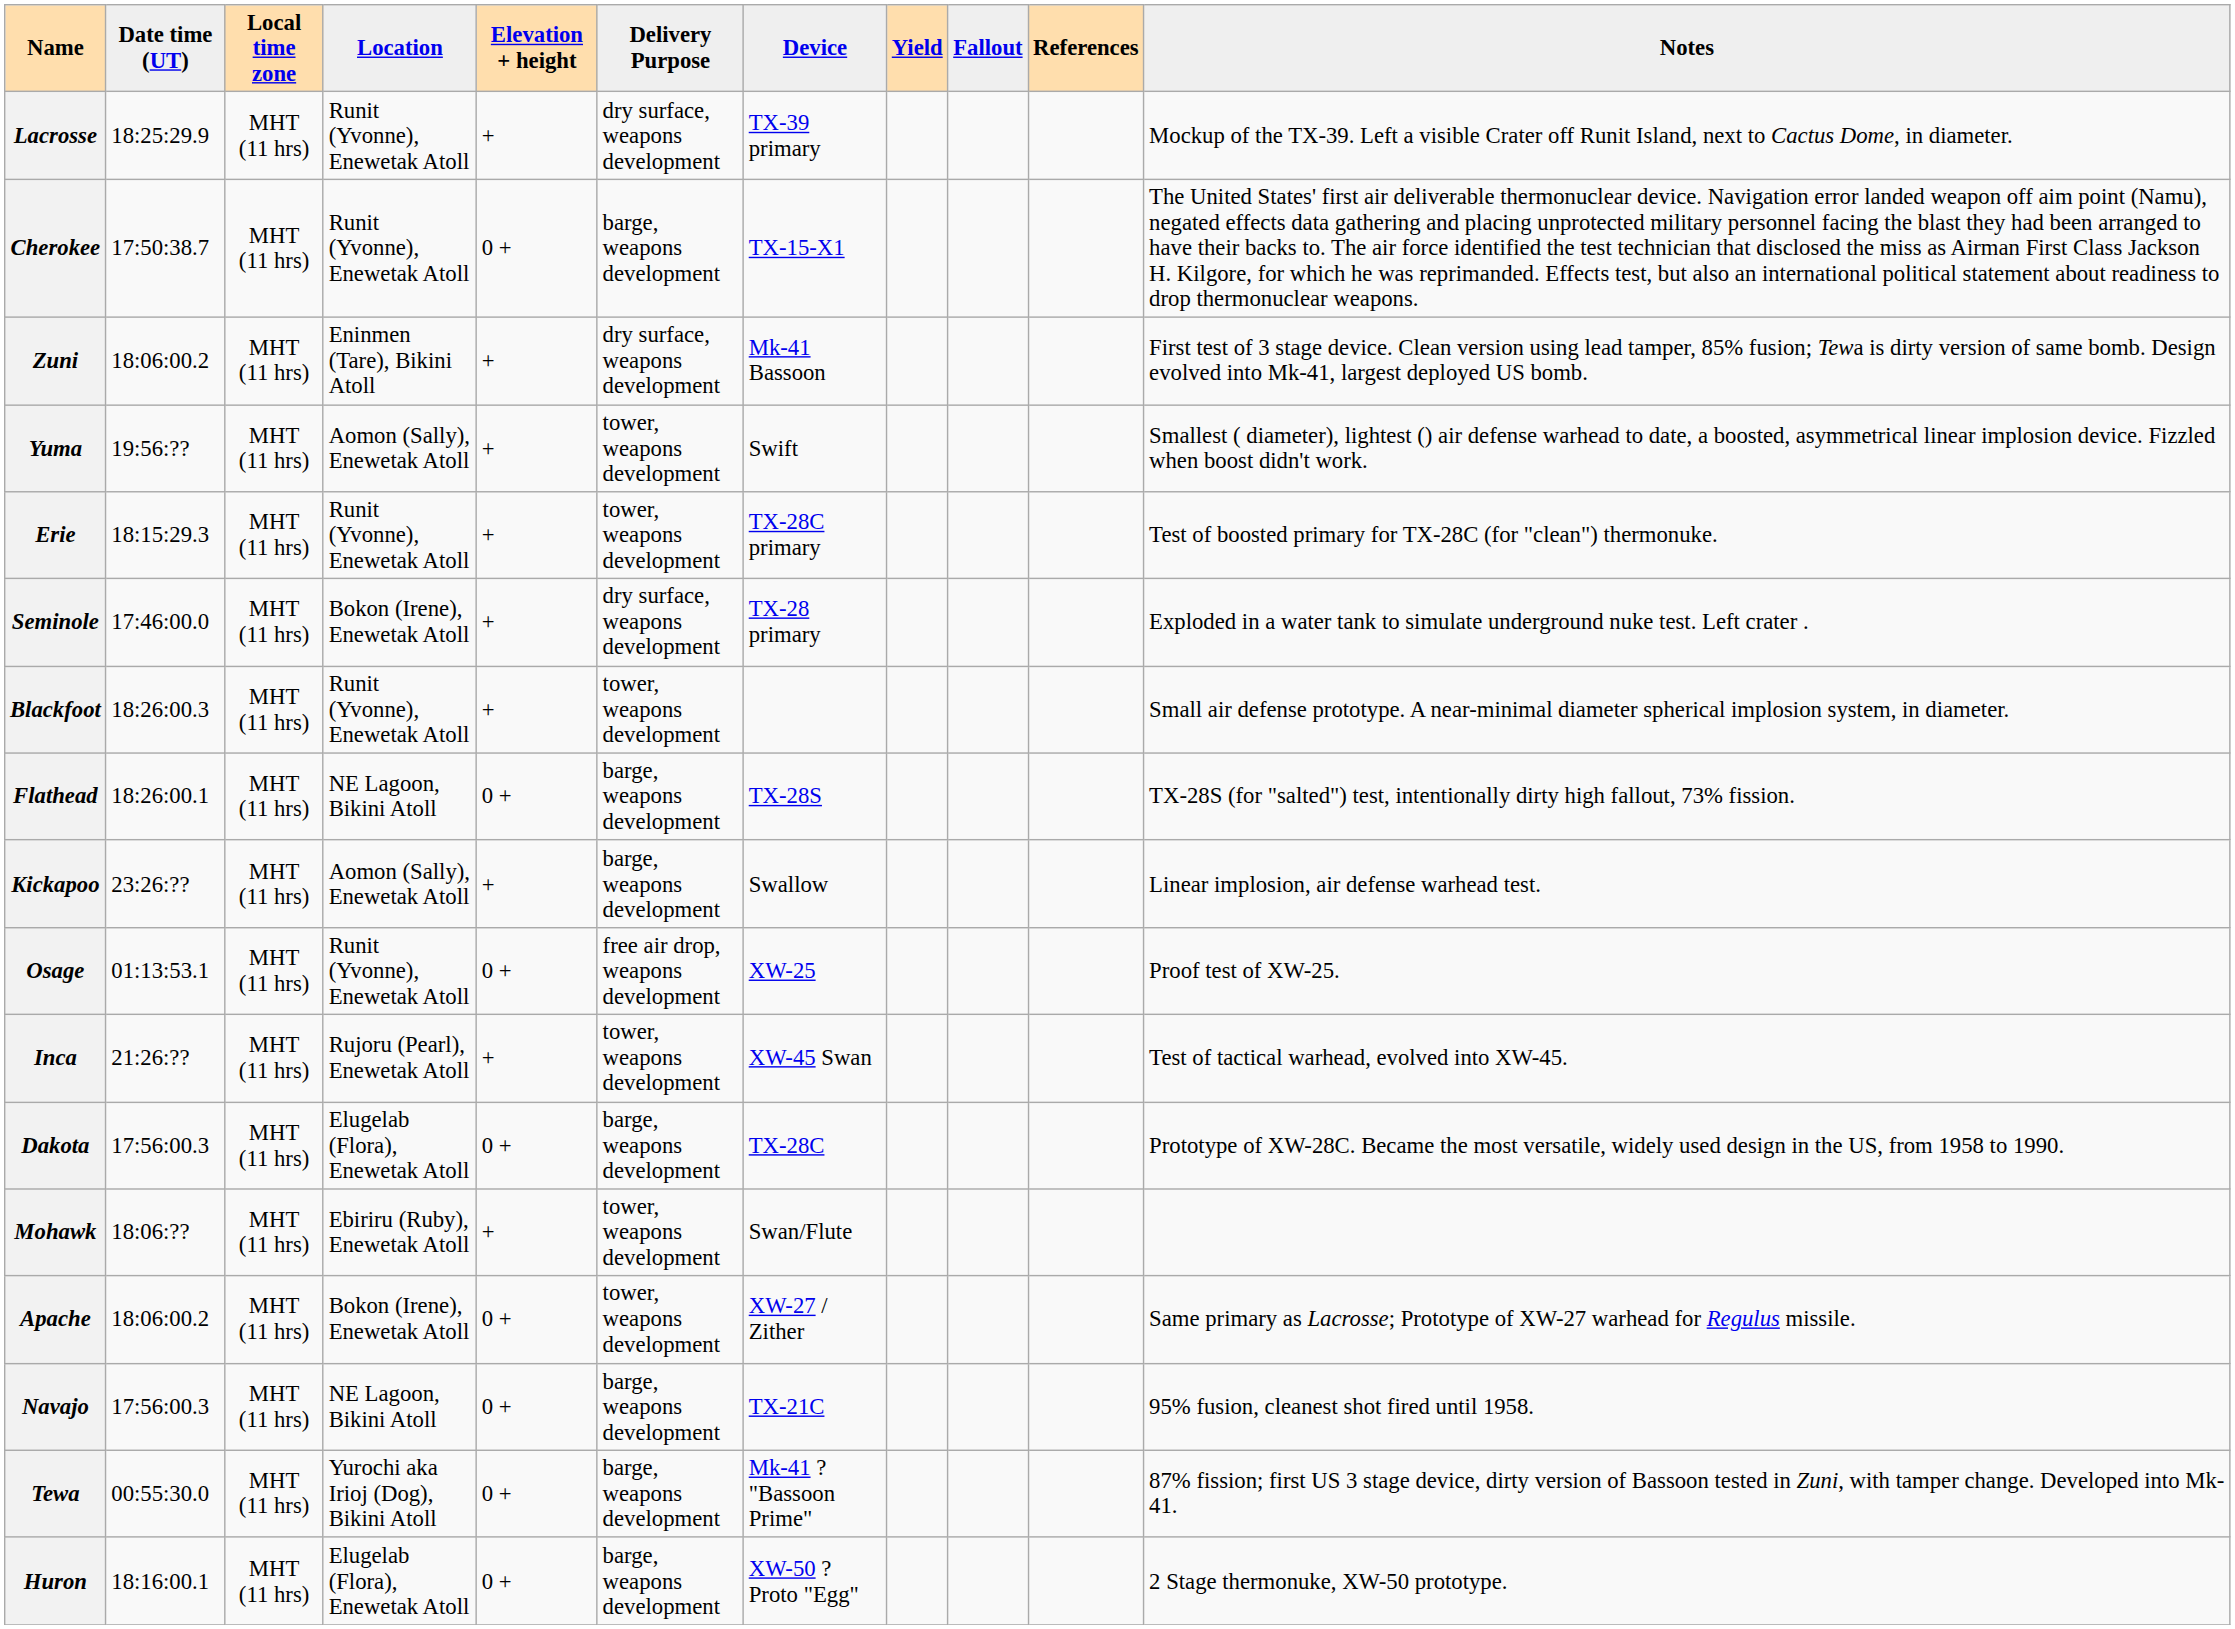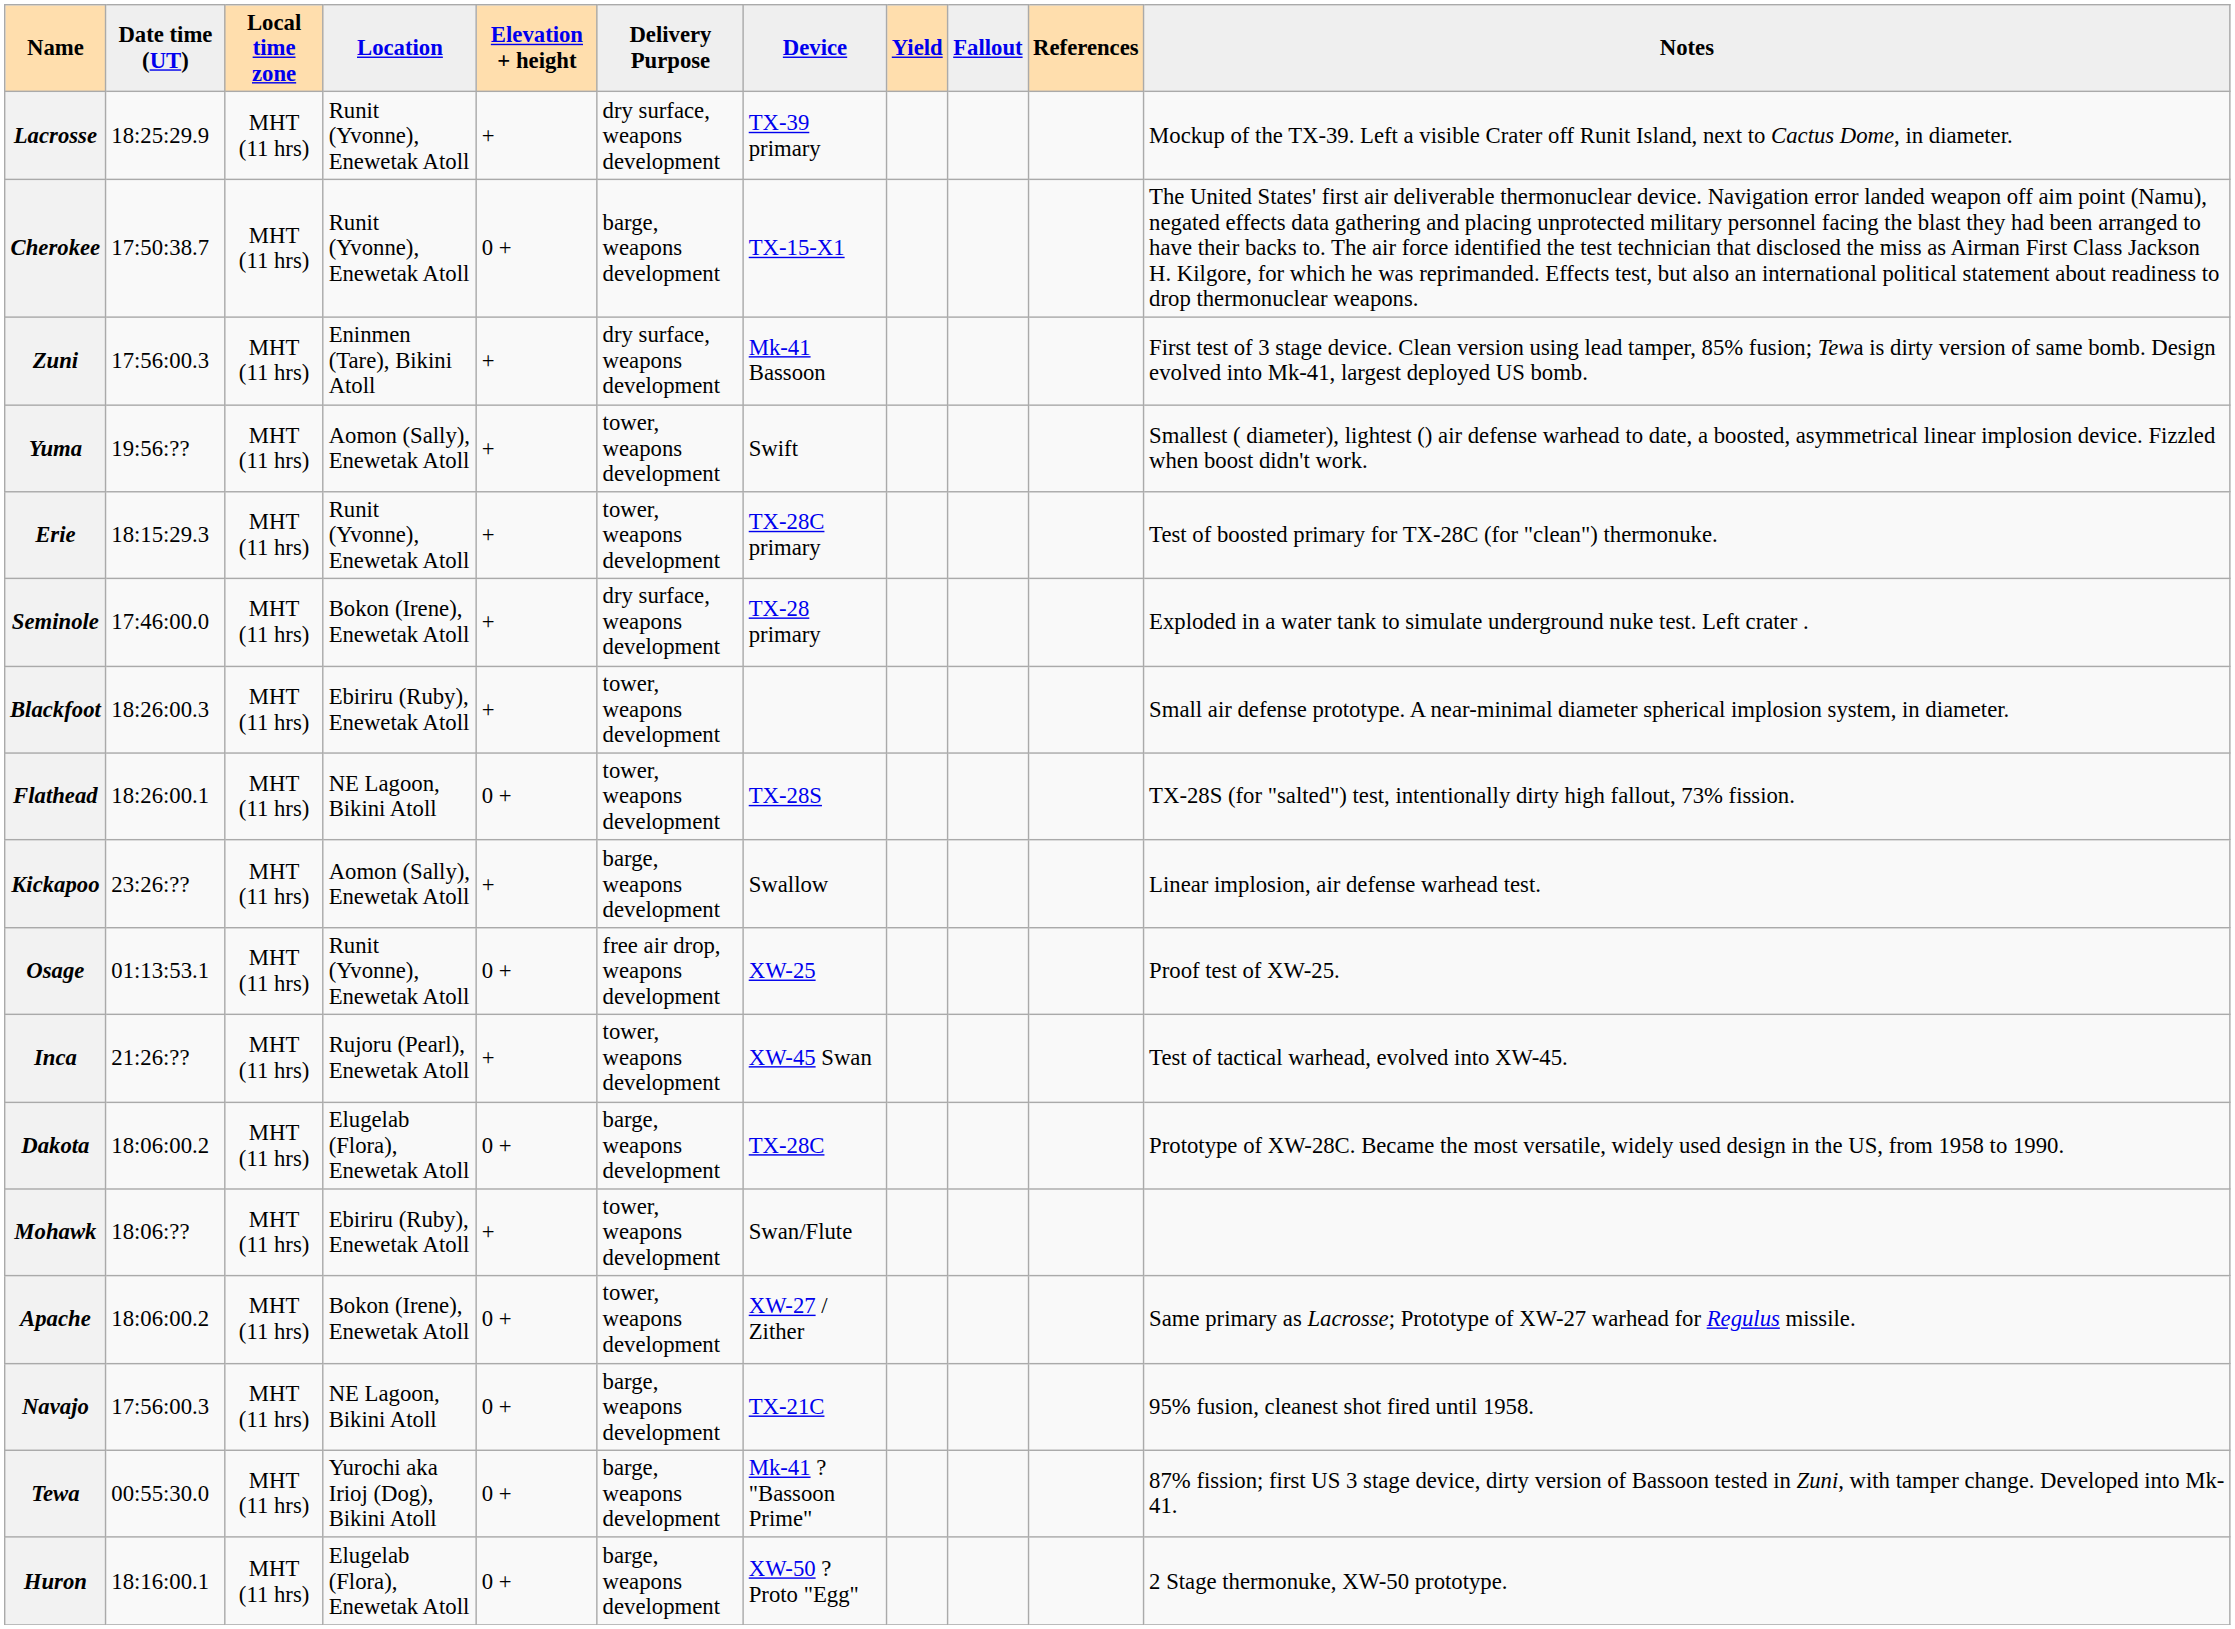(160, 360) 18:06:00.2 -> (160, 360) 17:56:00.3
(399, 709) Runit (Yvonne), Enewetak Atoll -> (399, 709) Ebiriru (Ruby), Enewetak Atoll
(661, 796) barge, weapons development -> (661, 796) tower, weapons development
(160, 1145) 17:56:00.3 -> (160, 1145) 18:06:00.2
